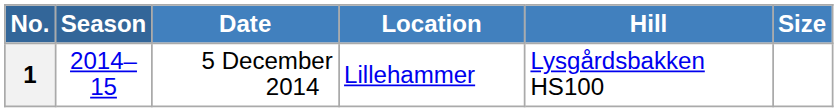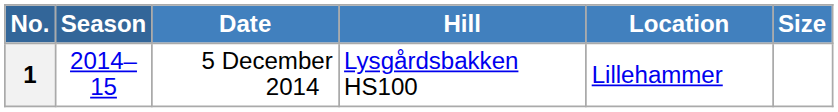columns swapped: (432, 23) <-> (649, 23)
